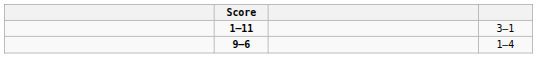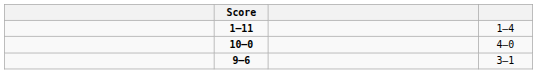(505, 29) 3–1 -> (505, 29) 1–4
+ row: (241, 45)
(505, 45) 1–4 -> (505, 61) 3–1
